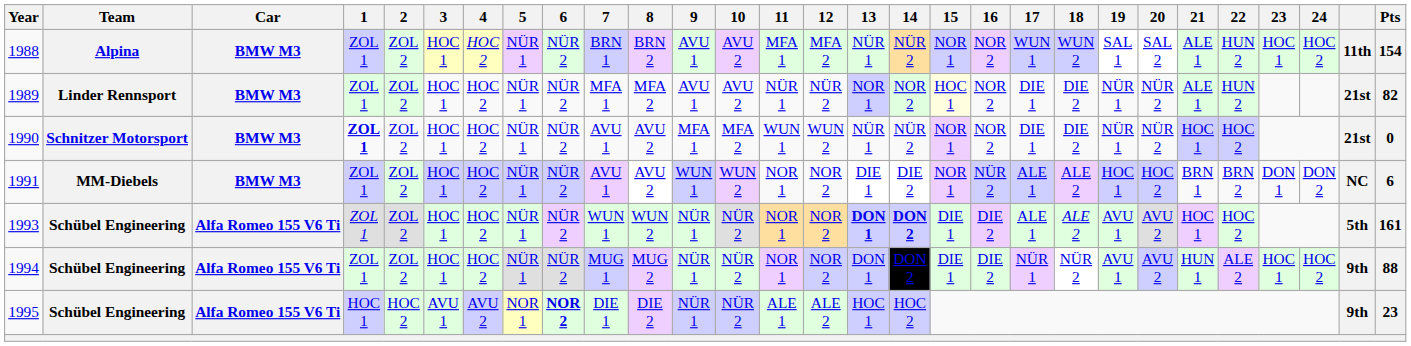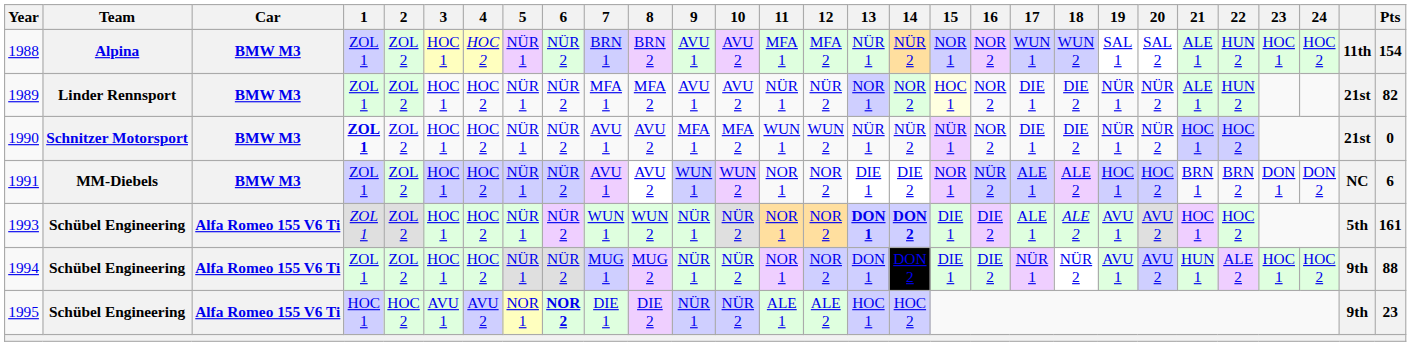(950, 138) NOR 1 -> (950, 138) NÜR 1
